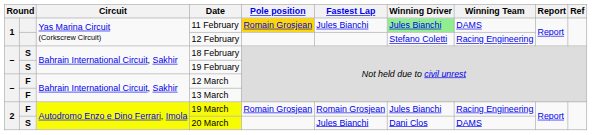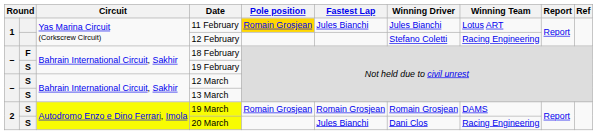(415, 25) lightgreen background -> (415, 25) no background
(469, 25) DAMS -> (483, 25) Lotus ART
(28, 53) S -> (28, 53) F
(28, 81) F -> (28, 81) S
(28, 94) F -> (28, 94) S
(28, 108) F -> (28, 108) S
(415, 108) Jules Bianchi -> (424, 108) Romain Grosjean
(495, 108) Racing Engineering -> (475, 108) DAMS
(469, 122) DAMS -> (501, 122) Racing Engineering
